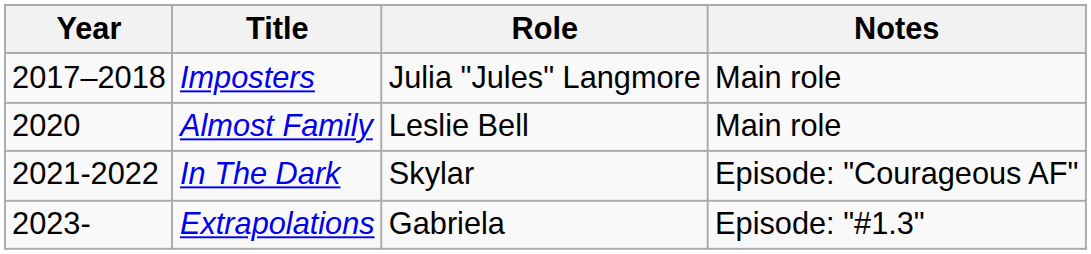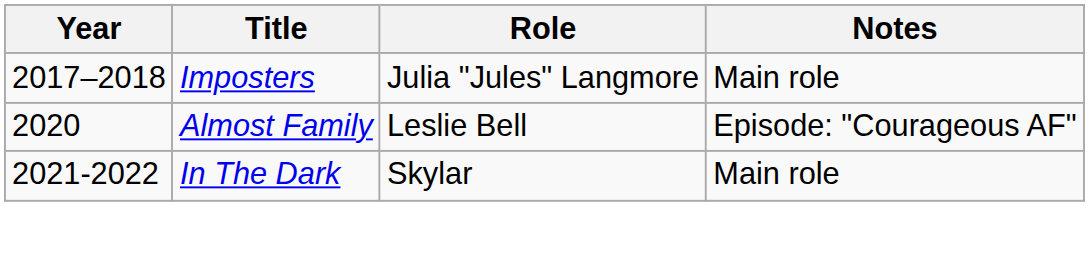(778, 126) Main role -> (895, 126) Episode: "Courageous AF"
(897, 175) Episode: "Courageous AF" -> (776, 175) Main role
- row: (277, 223)
